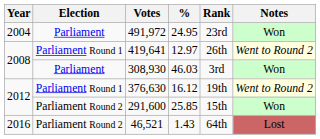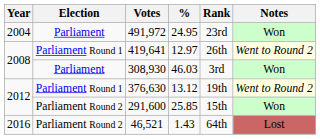(184, 87) 16.12 -> (184, 87) 13.12
